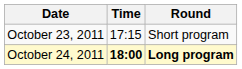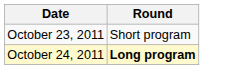- column: (126, 14)
